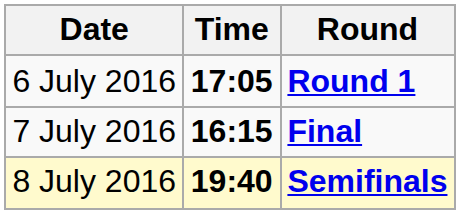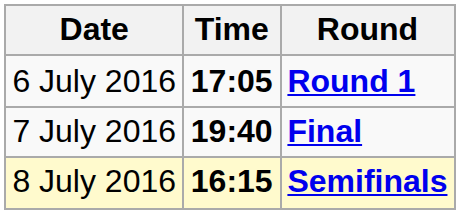(232, 131) 16:15 -> (232, 131) 19:40
(232, 182) 19:40 -> (232, 182) 16:15
